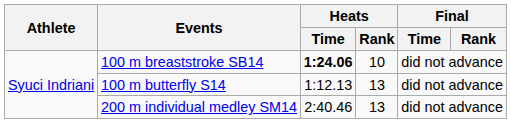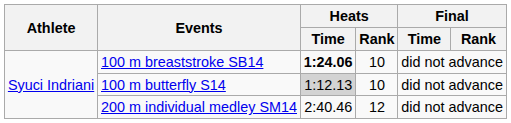(328, 85) no background -> (328, 85) lightgrey background
(377, 85) 13 -> (377, 85) 10
(377, 107) 13 -> (377, 107) 12
